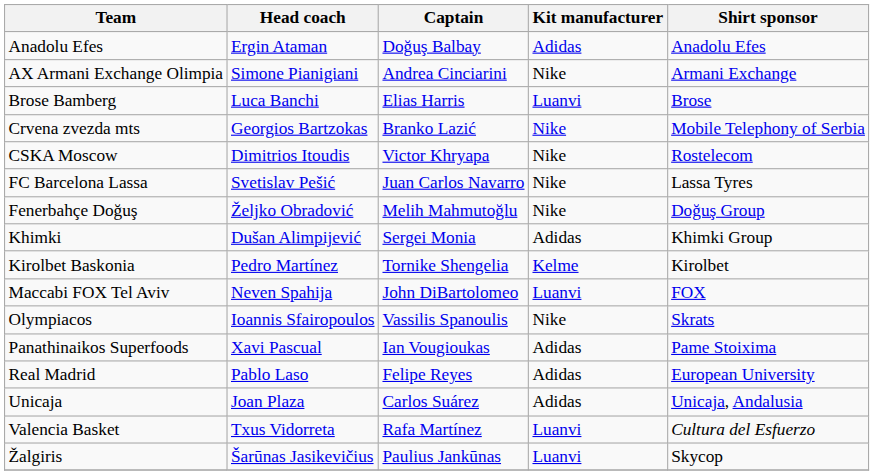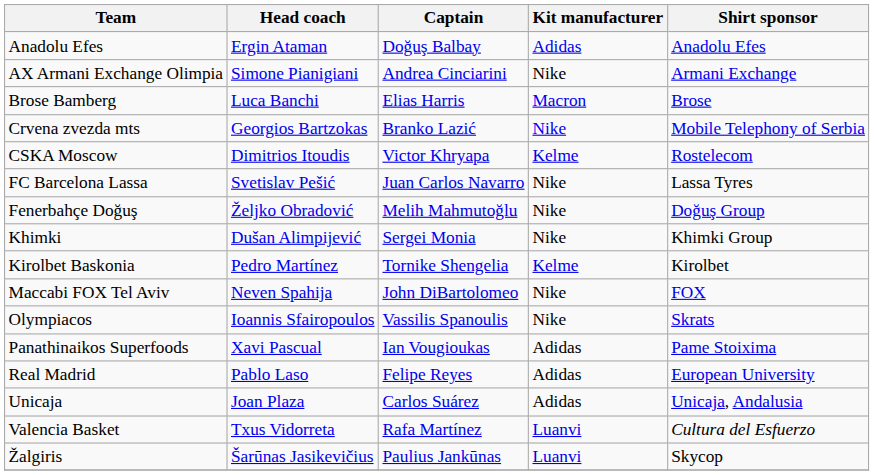(557, 100) Luanvi -> (559, 100) Macron
(549, 155) Nike -> (556, 155) Kelme
(557, 237) Adidas -> (549, 237) Nike
(557, 292) Luanvi -> (549, 292) Nike
